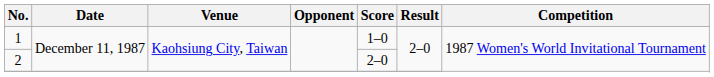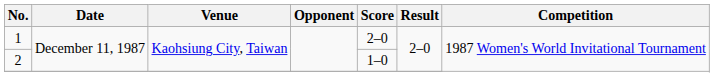(377, 37) 1–0 -> (377, 37) 2–0
(377, 60) 2–0 -> (377, 60) 1–0
